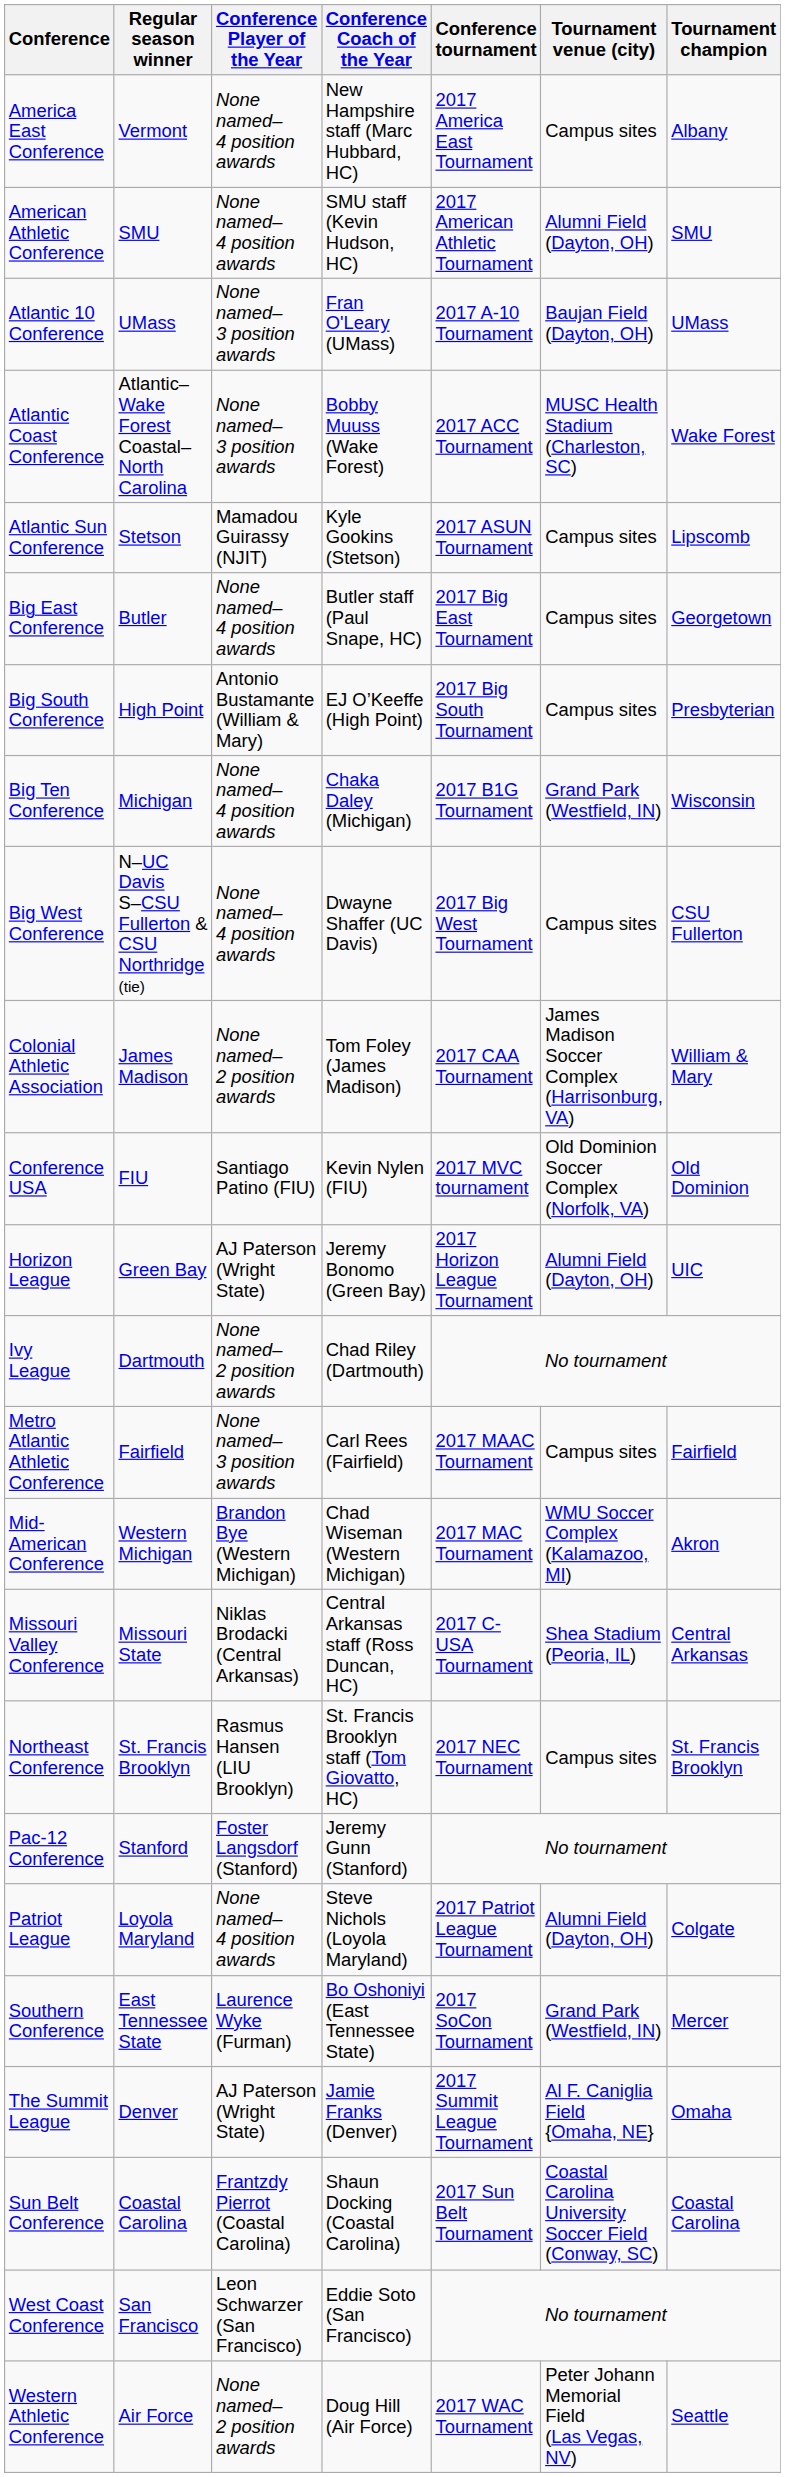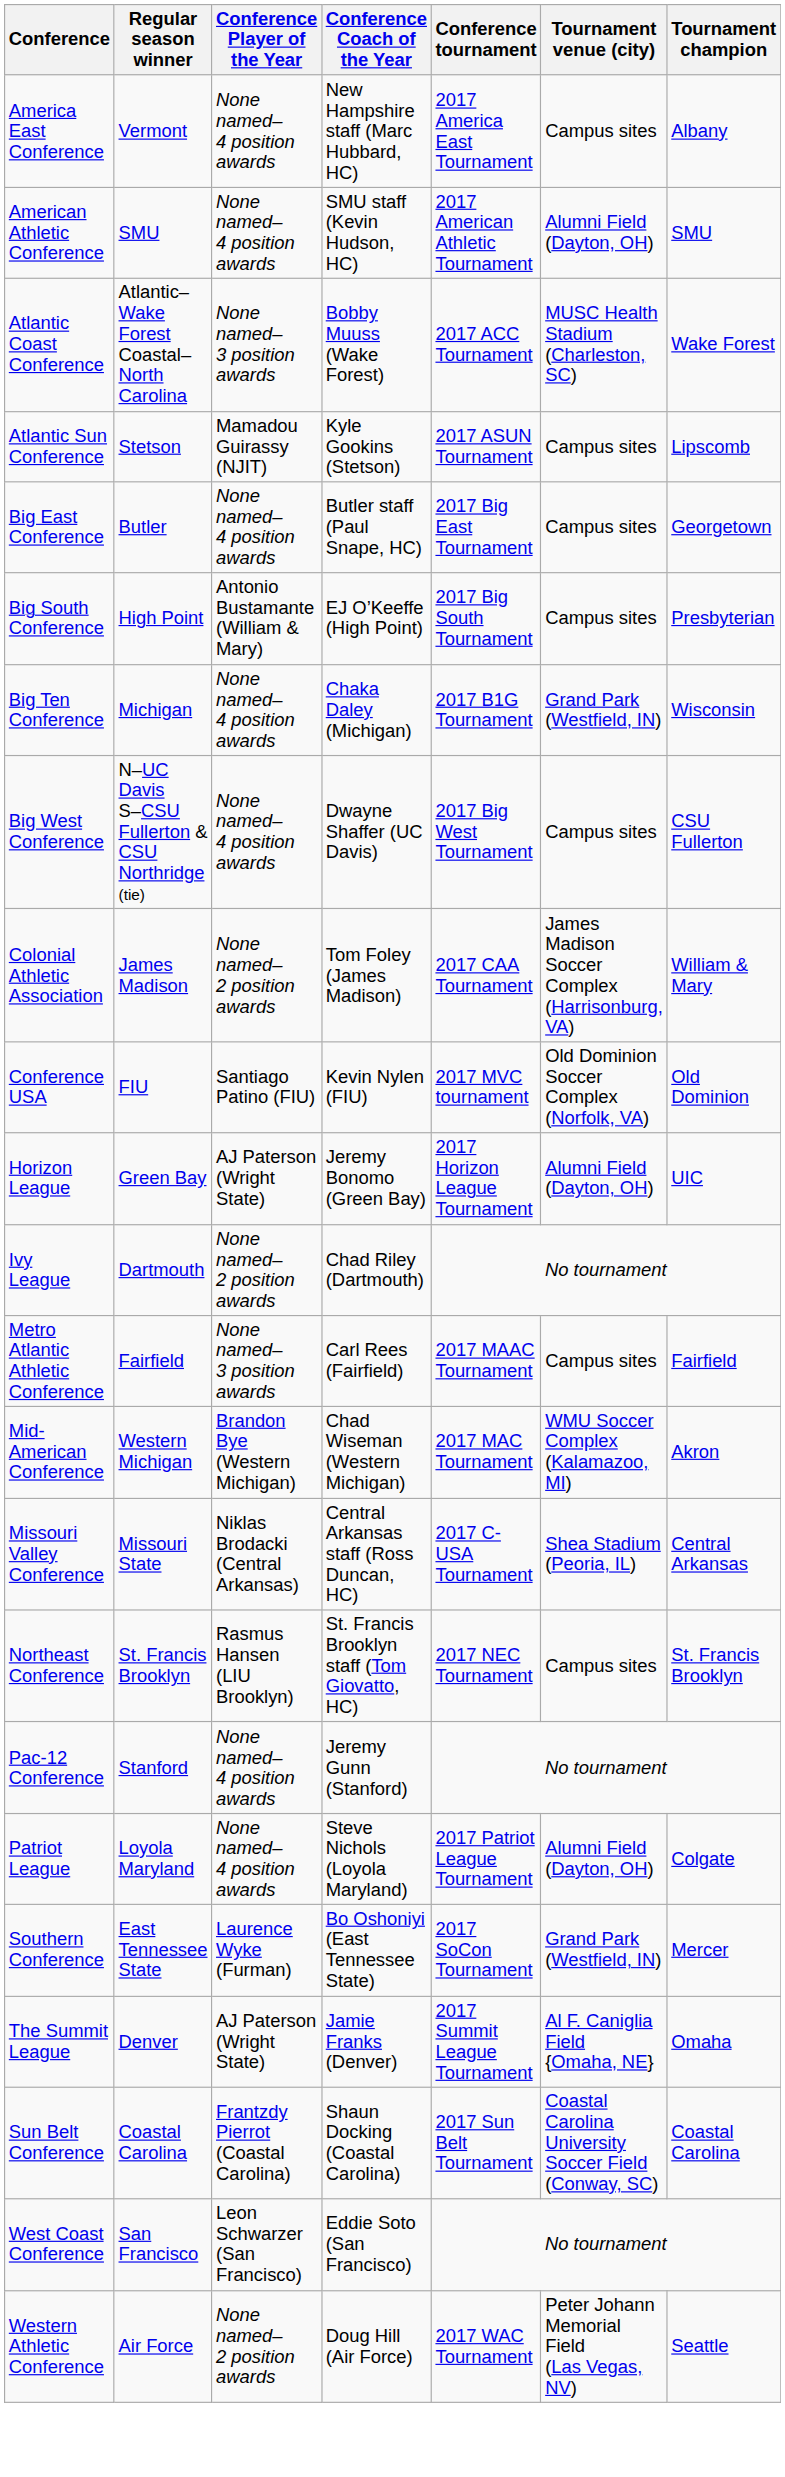- row: (56, 323)
(257, 1848) Foster Langsdorf (Stanford) -> (255, 1767) None named– 4 position awards
